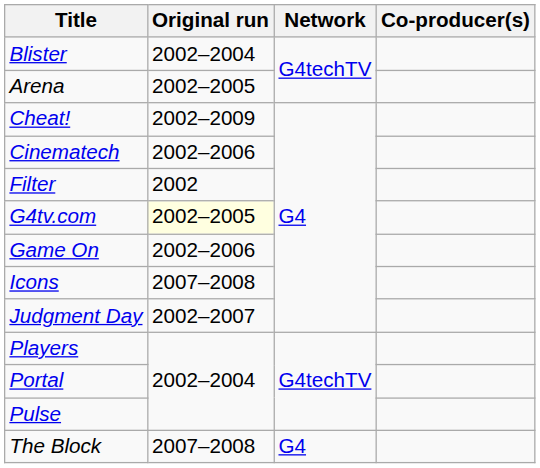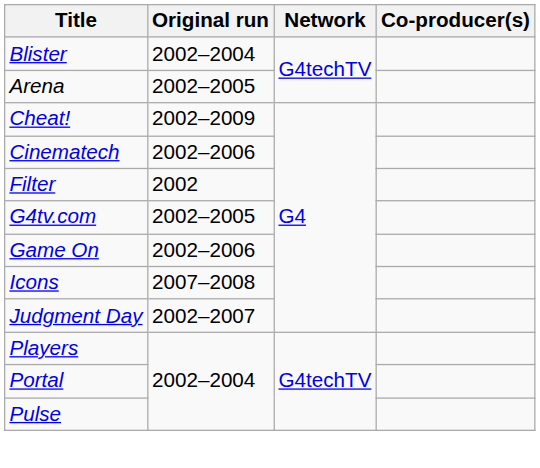(204, 217) lightyellow background -> (204, 217) no background
- row: (55, 446)
